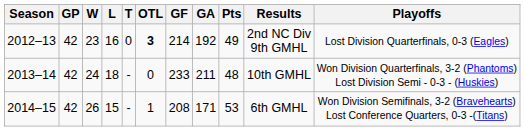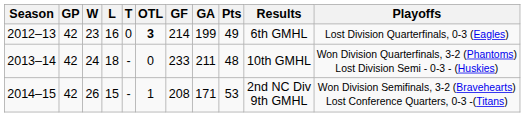(206, 41) 192 -> (206, 34) 199
(279, 41) 2nd NC Div 9th GMHL -> (279, 34) 6th GMHL
(279, 108) 6th GMHL -> (279, 94) 2nd NC Div 9th GMHL
